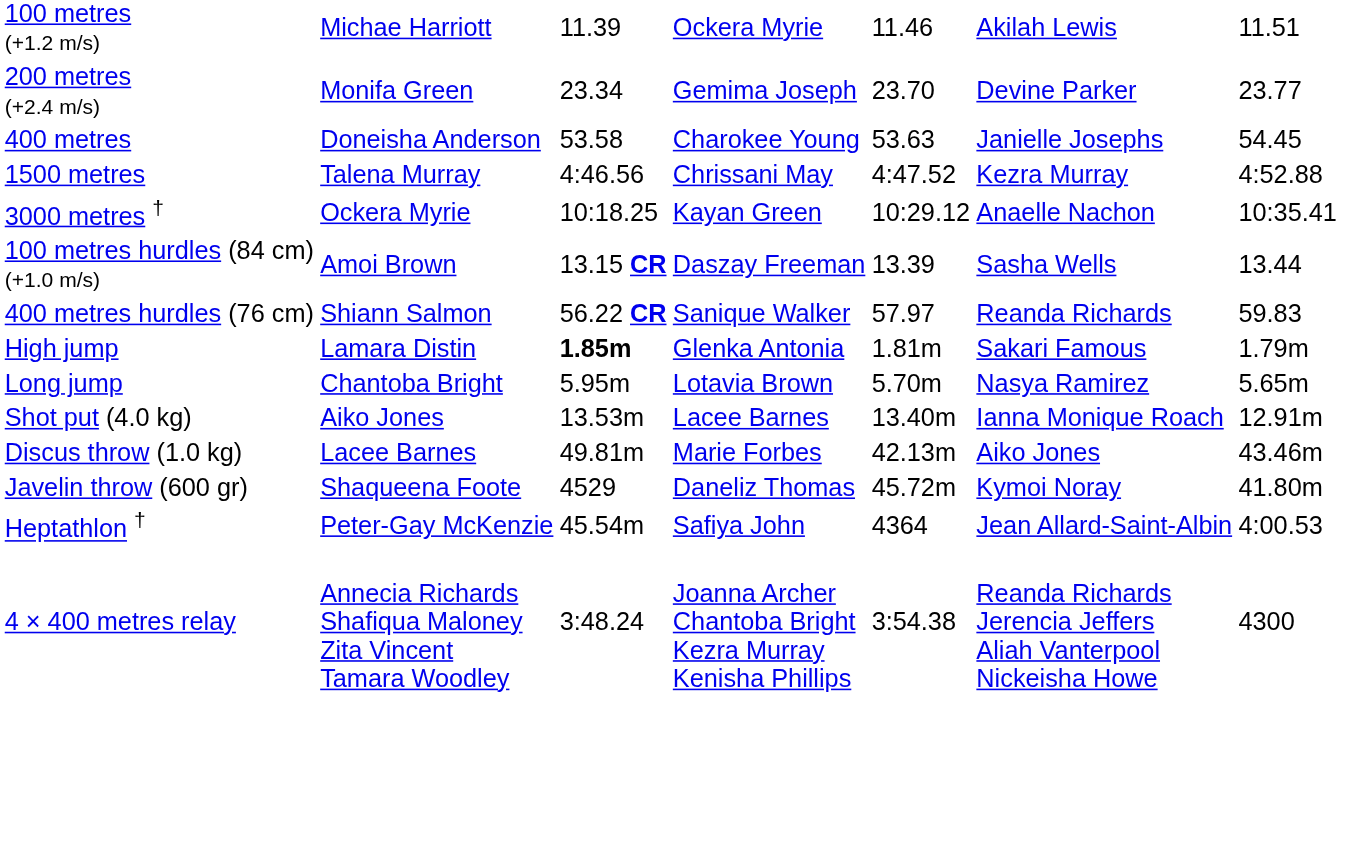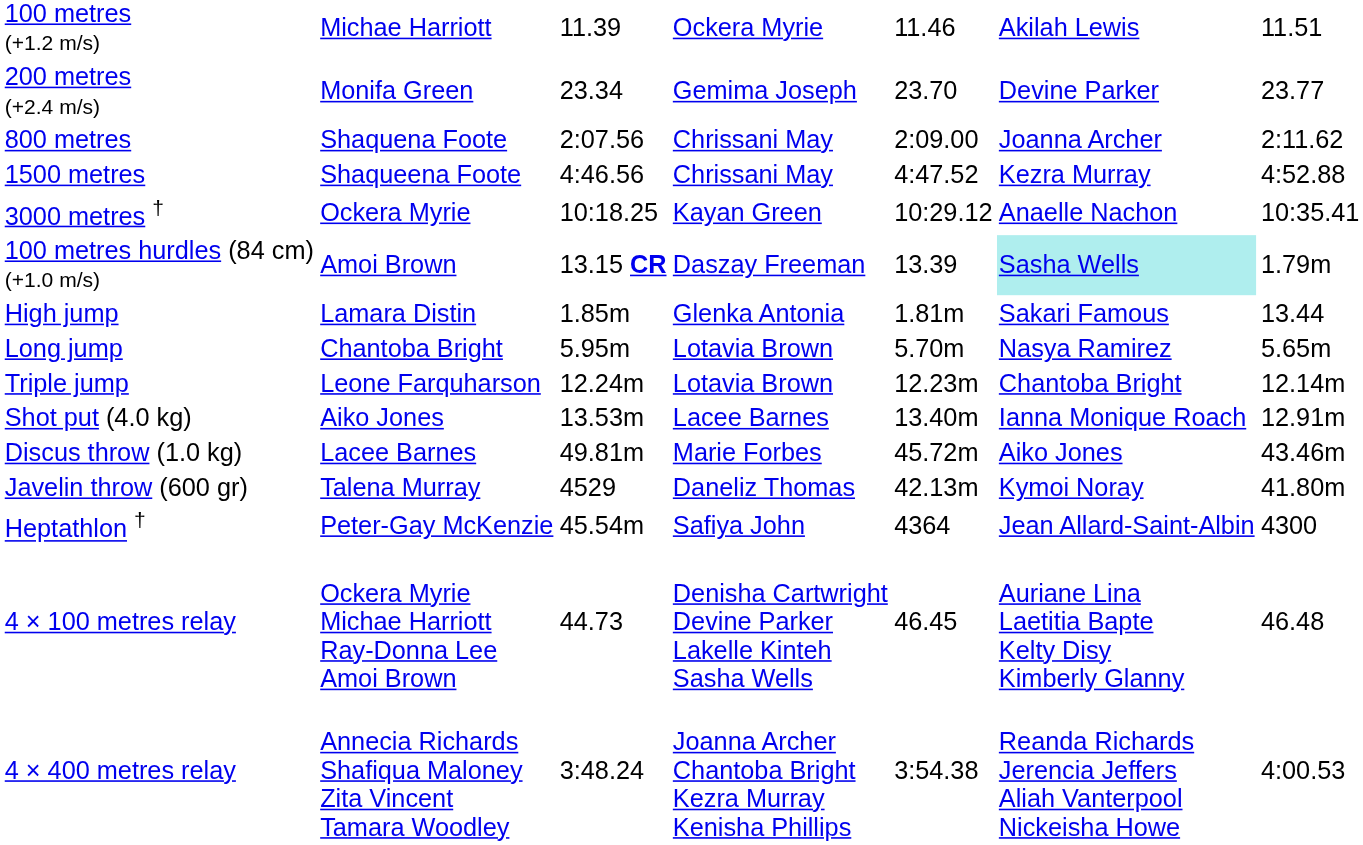- row: (68, 140)
+ row: (68, 140)
(400, 174) Talena Murray -> (421, 174) Shaqueena Foote
(1046, 265) no background -> (1069, 265) paleturquoise background
(1270, 265) 13.44 -> (1296, 265) 1.79m
- row: (159, 314)
(596, 349) bold -> (595, 314) normal
(1274, 349) 1.79m -> (1293, 314) 13.44
+ row: (67, 383)
(914, 453) 42.13m -> (936, 453) 45.72m
(421, 488) Shaqueena Foote -> (400, 488) Talena Murray
(914, 488) 45.72m -> (936, 488) 42.13m
(1281, 526) 4:00.53 -> (1289, 526) 4300
+ row: (120, 621)
(1267, 621) 4300 -> (1303, 769) 4:00.53
